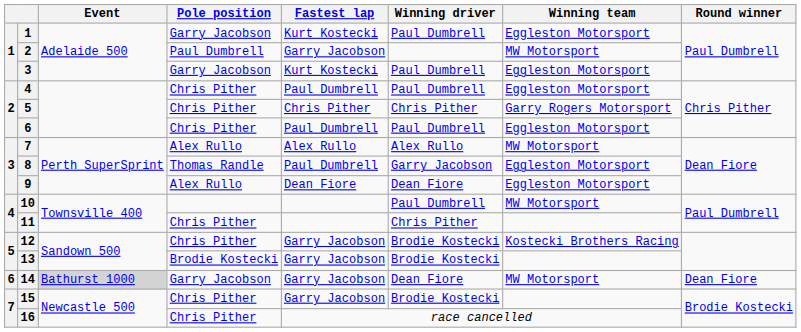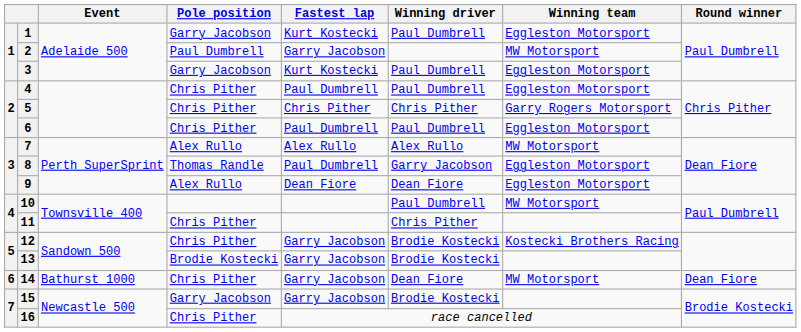(88, 280) lightgrey background -> (88, 280) no background
(220, 280) Garry Jacobson -> (213, 280) Chris Pither
(213, 299) Chris Pither -> (220, 299) Garry Jacobson
